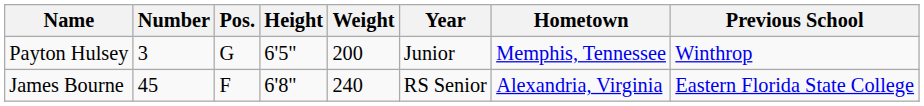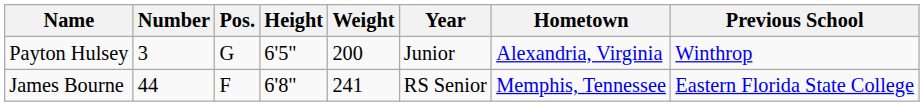(581, 52) Memphis, Tennessee -> (579, 52) Alexandria, Virginia
(148, 85) 45 -> (148, 85) 44
(348, 85) 240 -> (348, 85) 241
(579, 85) Alexandria, Virginia -> (581, 85) Memphis, Tennessee
